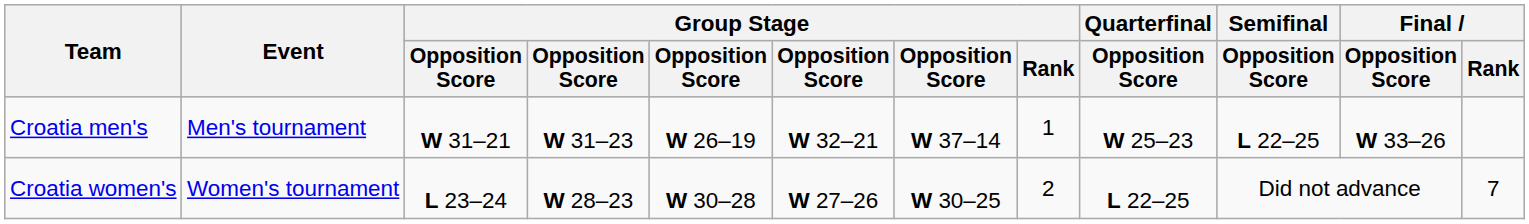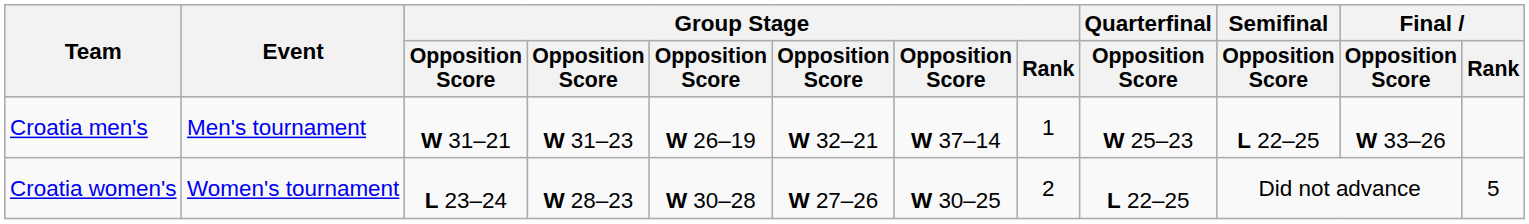(1493, 188) 7 -> (1493, 188) 5
